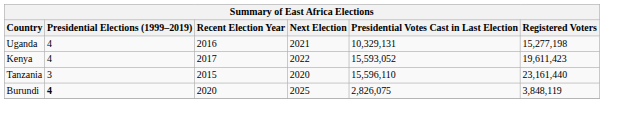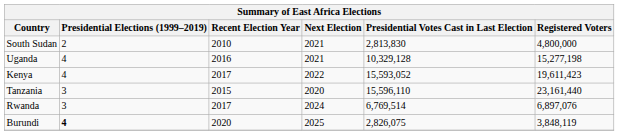+ row: (32, 43)
(374, 43) 10,329,131 -> (388, 59) 10,329,128
+ row: (23, 106)
